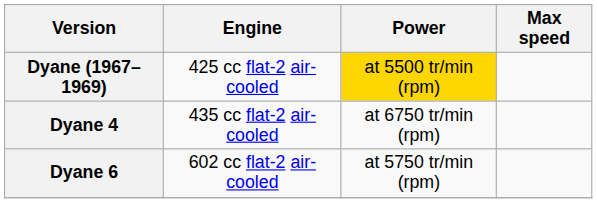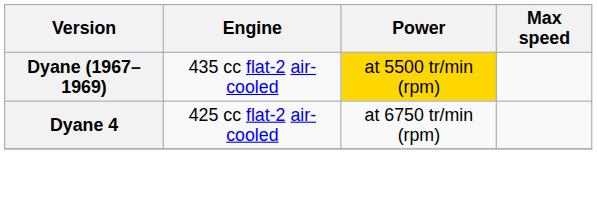(252, 76) 425 cc flat-2 air-cooled -> (252, 76) 435 cc flat-2 air-cooled
(252, 124) 435 cc flat-2 air-cooled -> (252, 124) 425 cc flat-2 air-cooled
- row: (84, 173)
